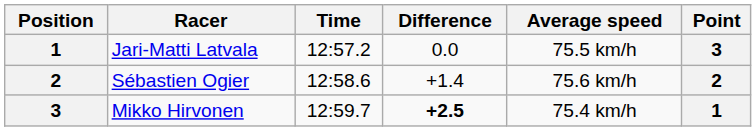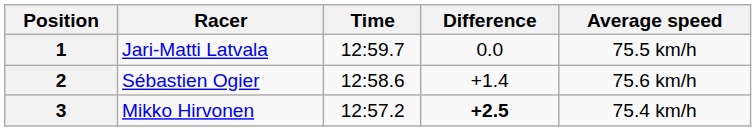- column: (717, 19)
(339, 50) 12:57.2 -> (373, 50) 12:59.7
(339, 110) 12:59.7 -> (373, 110) 12:57.2
